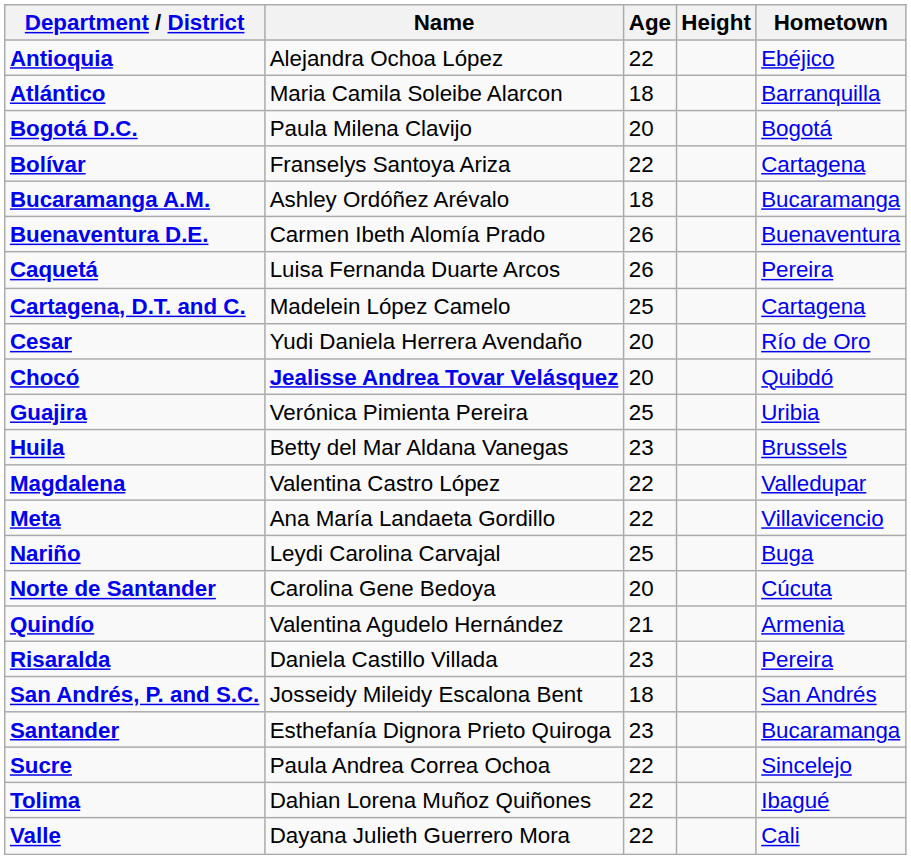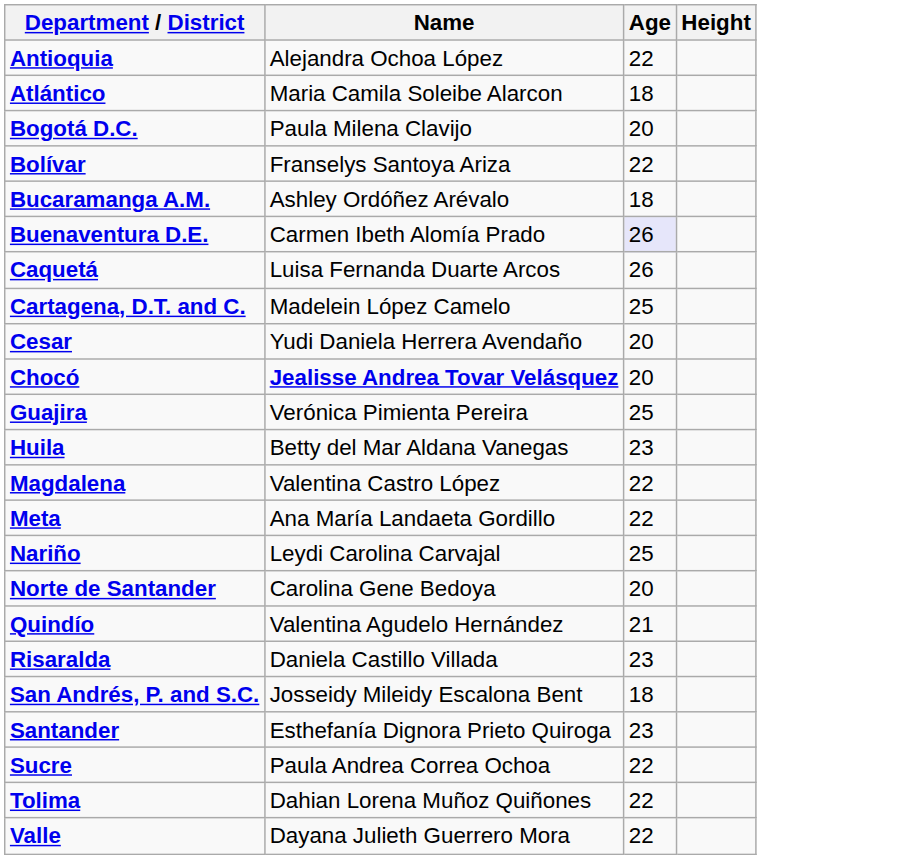- column: (831, 23)
(641, 235) no background -> (641, 235) lavender background
